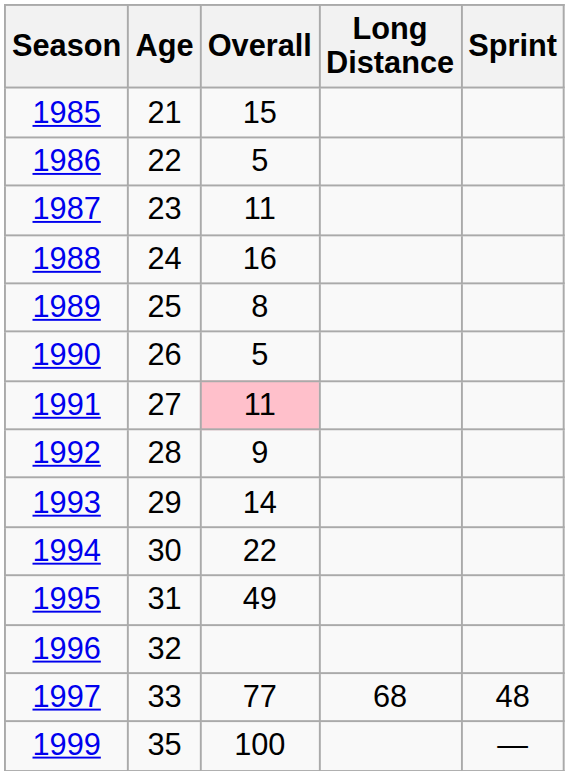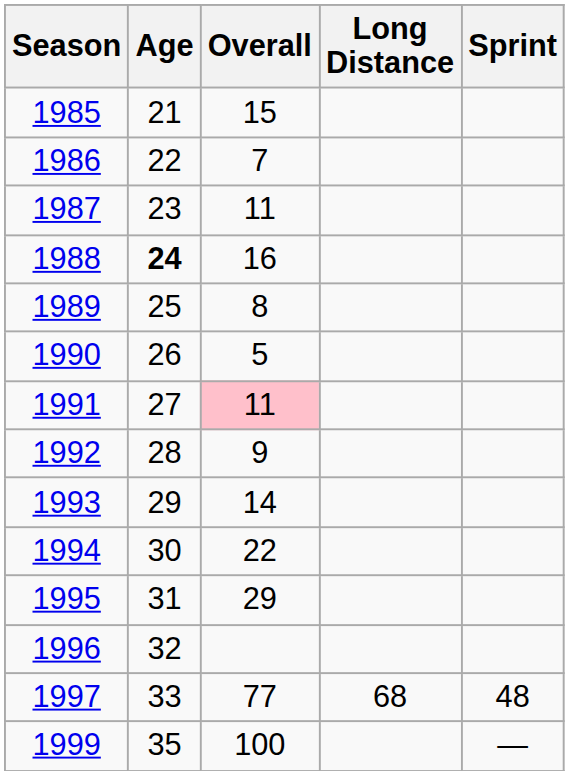(260, 160) 5 -> (260, 160) 7
(165, 258) normal -> (165, 258) bold
(260, 599) 49 -> (260, 599) 29
